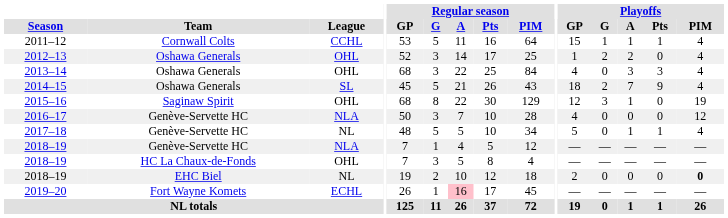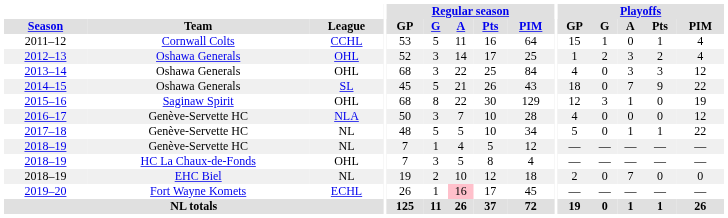(630, 41) 1 -> (630, 41) 0
(630, 56) 2 -> (630, 56) 3
(660, 56) 0 -> (660, 56) 2
(700, 71) 4 -> (700, 71) 12
(605, 86) 2 -> (605, 86) 0
(700, 86) 4 -> (700, 86) 22
(700, 131) 4 -> (700, 131) 22
(347, 146) NLA -> (347, 146) NL
(630, 176) 0 -> (630, 176) 7
(700, 176) bold -> (700, 176) normal
